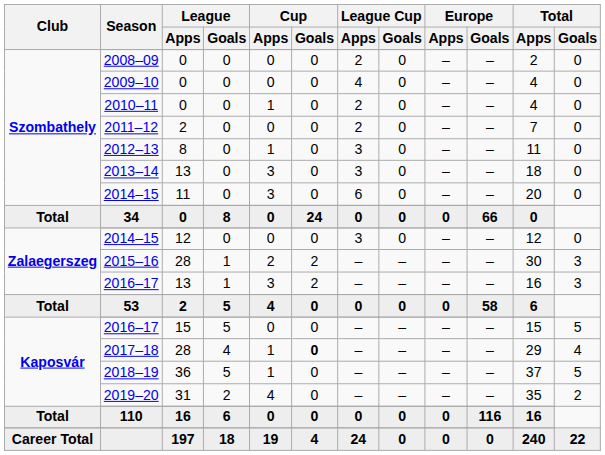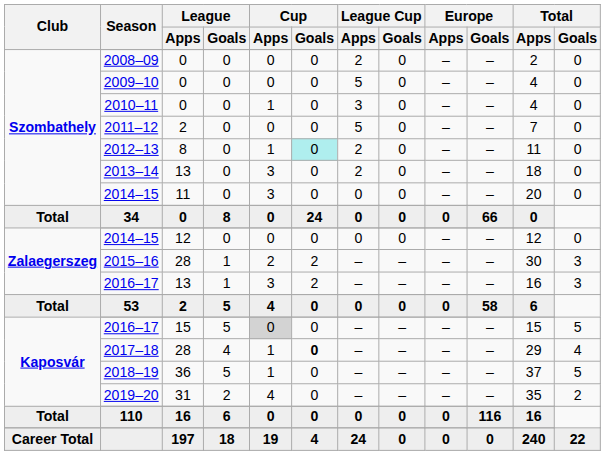(358, 83) 4 -> (358, 83) 5
(358, 105) 2 -> (358, 105) 3
(358, 128) 2 -> (358, 128) 5
(314, 150) no background -> (314, 150) paleturquoise background
(358, 150) 3 -> (358, 150) 2
(358, 172) 3 -> (358, 172) 2
(358, 194) 6 -> (358, 194) 0
(358, 239) 3 -> (358, 239) 0
(271, 328) no background -> (271, 328) lightgrey background
